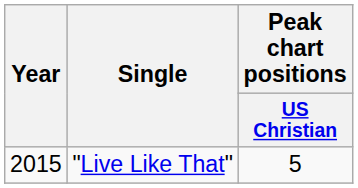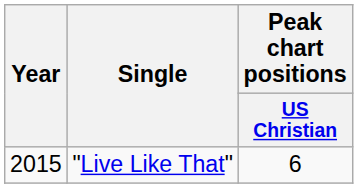(295, 164) 5 -> (295, 164) 6
